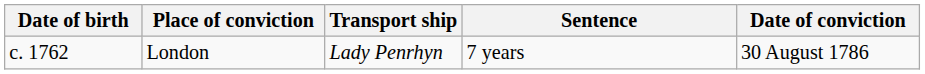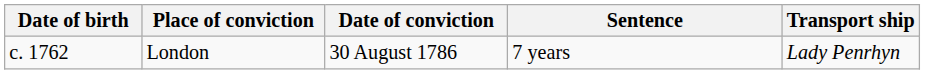columns swapped: (828, 20) <-> (393, 20)
